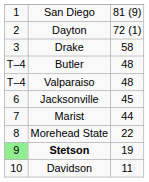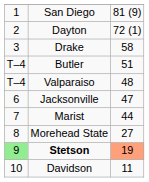(127, 64) 48 -> (127, 64) 51
(127, 99) 45 -> (127, 99) 47
(127, 133) 22 -> (127, 133) 27
(127, 151) no background -> (127, 151) lightsalmon background
